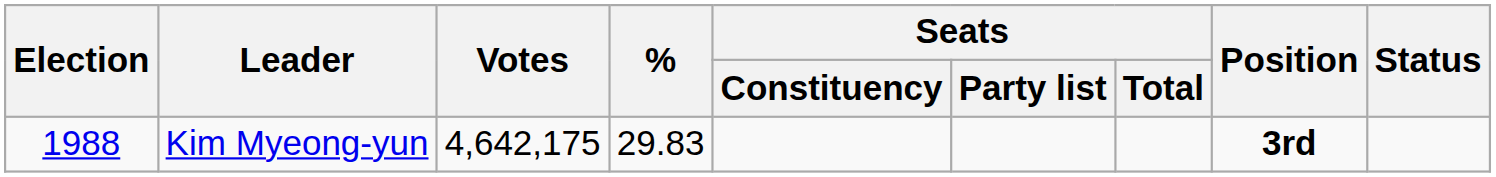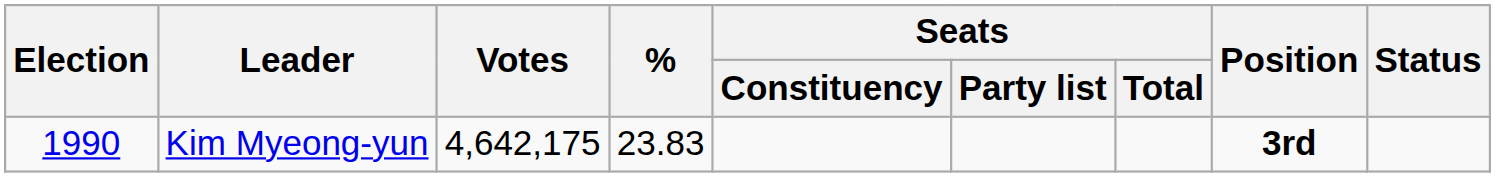(81, 143) 1988 -> (81, 143) 1990
(661, 143) 29.83 -> (661, 143) 23.83
